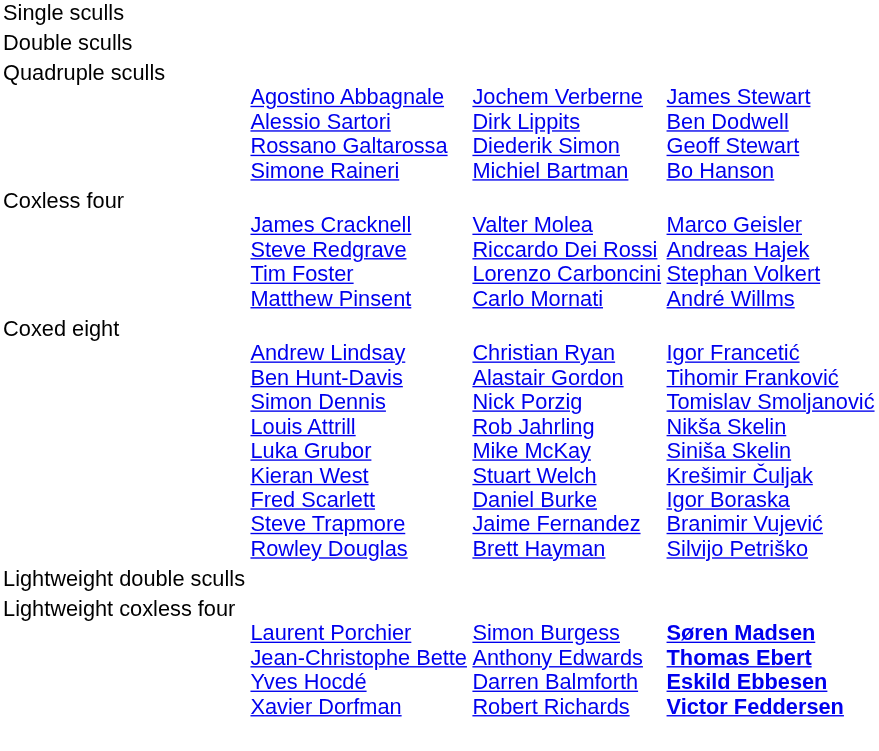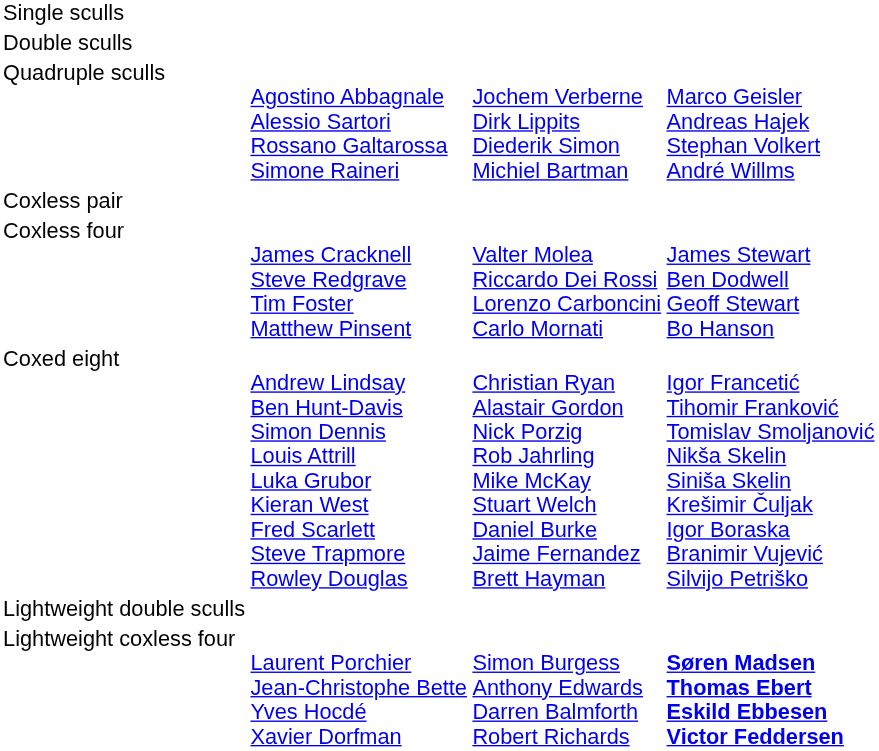(738, 134) James Stewart Ben Dodwell Geoff Stewart Bo Hanson -> (743, 134) Marco Geisler Andreas Hajek Stephan Volkert André Willms
+ row: (63, 200)
(743, 262) Marco Geisler Andreas Hajek Stephan Volkert André Willms -> (738, 291) James Stewart Ben Dodwell Geoff Stewart Bo Hanson
